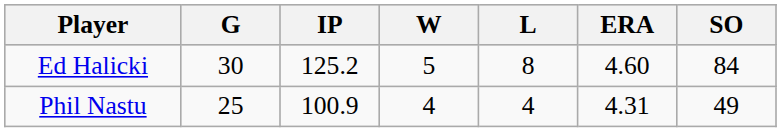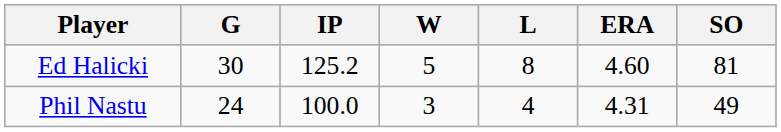(726, 65) 84 -> (726, 65) 81
(231, 106) 25 -> (231, 106) 24
(330, 106) 100.9 -> (330, 106) 100.0
(429, 106) 4 -> (429, 106) 3
